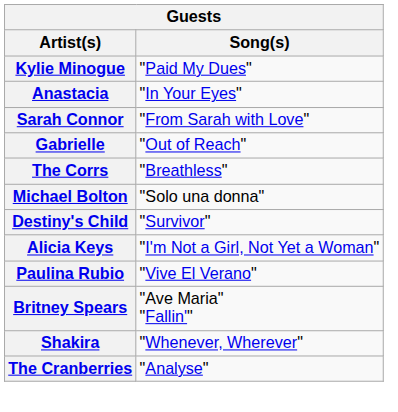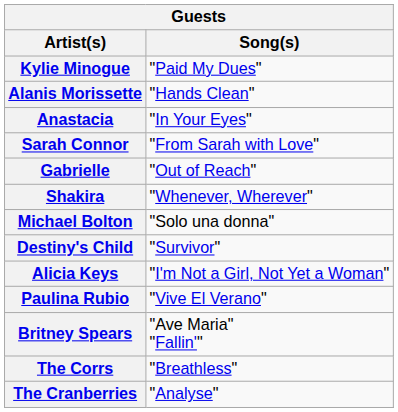+ row: (75, 94)
rows swapped: (70, 343) <-> (70, 171)
